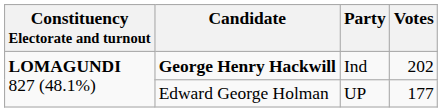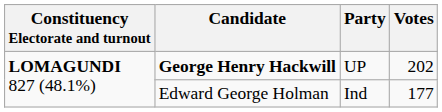(356, 65) Ind -> (355, 65) UP
(355, 93) UP -> (356, 93) Ind
